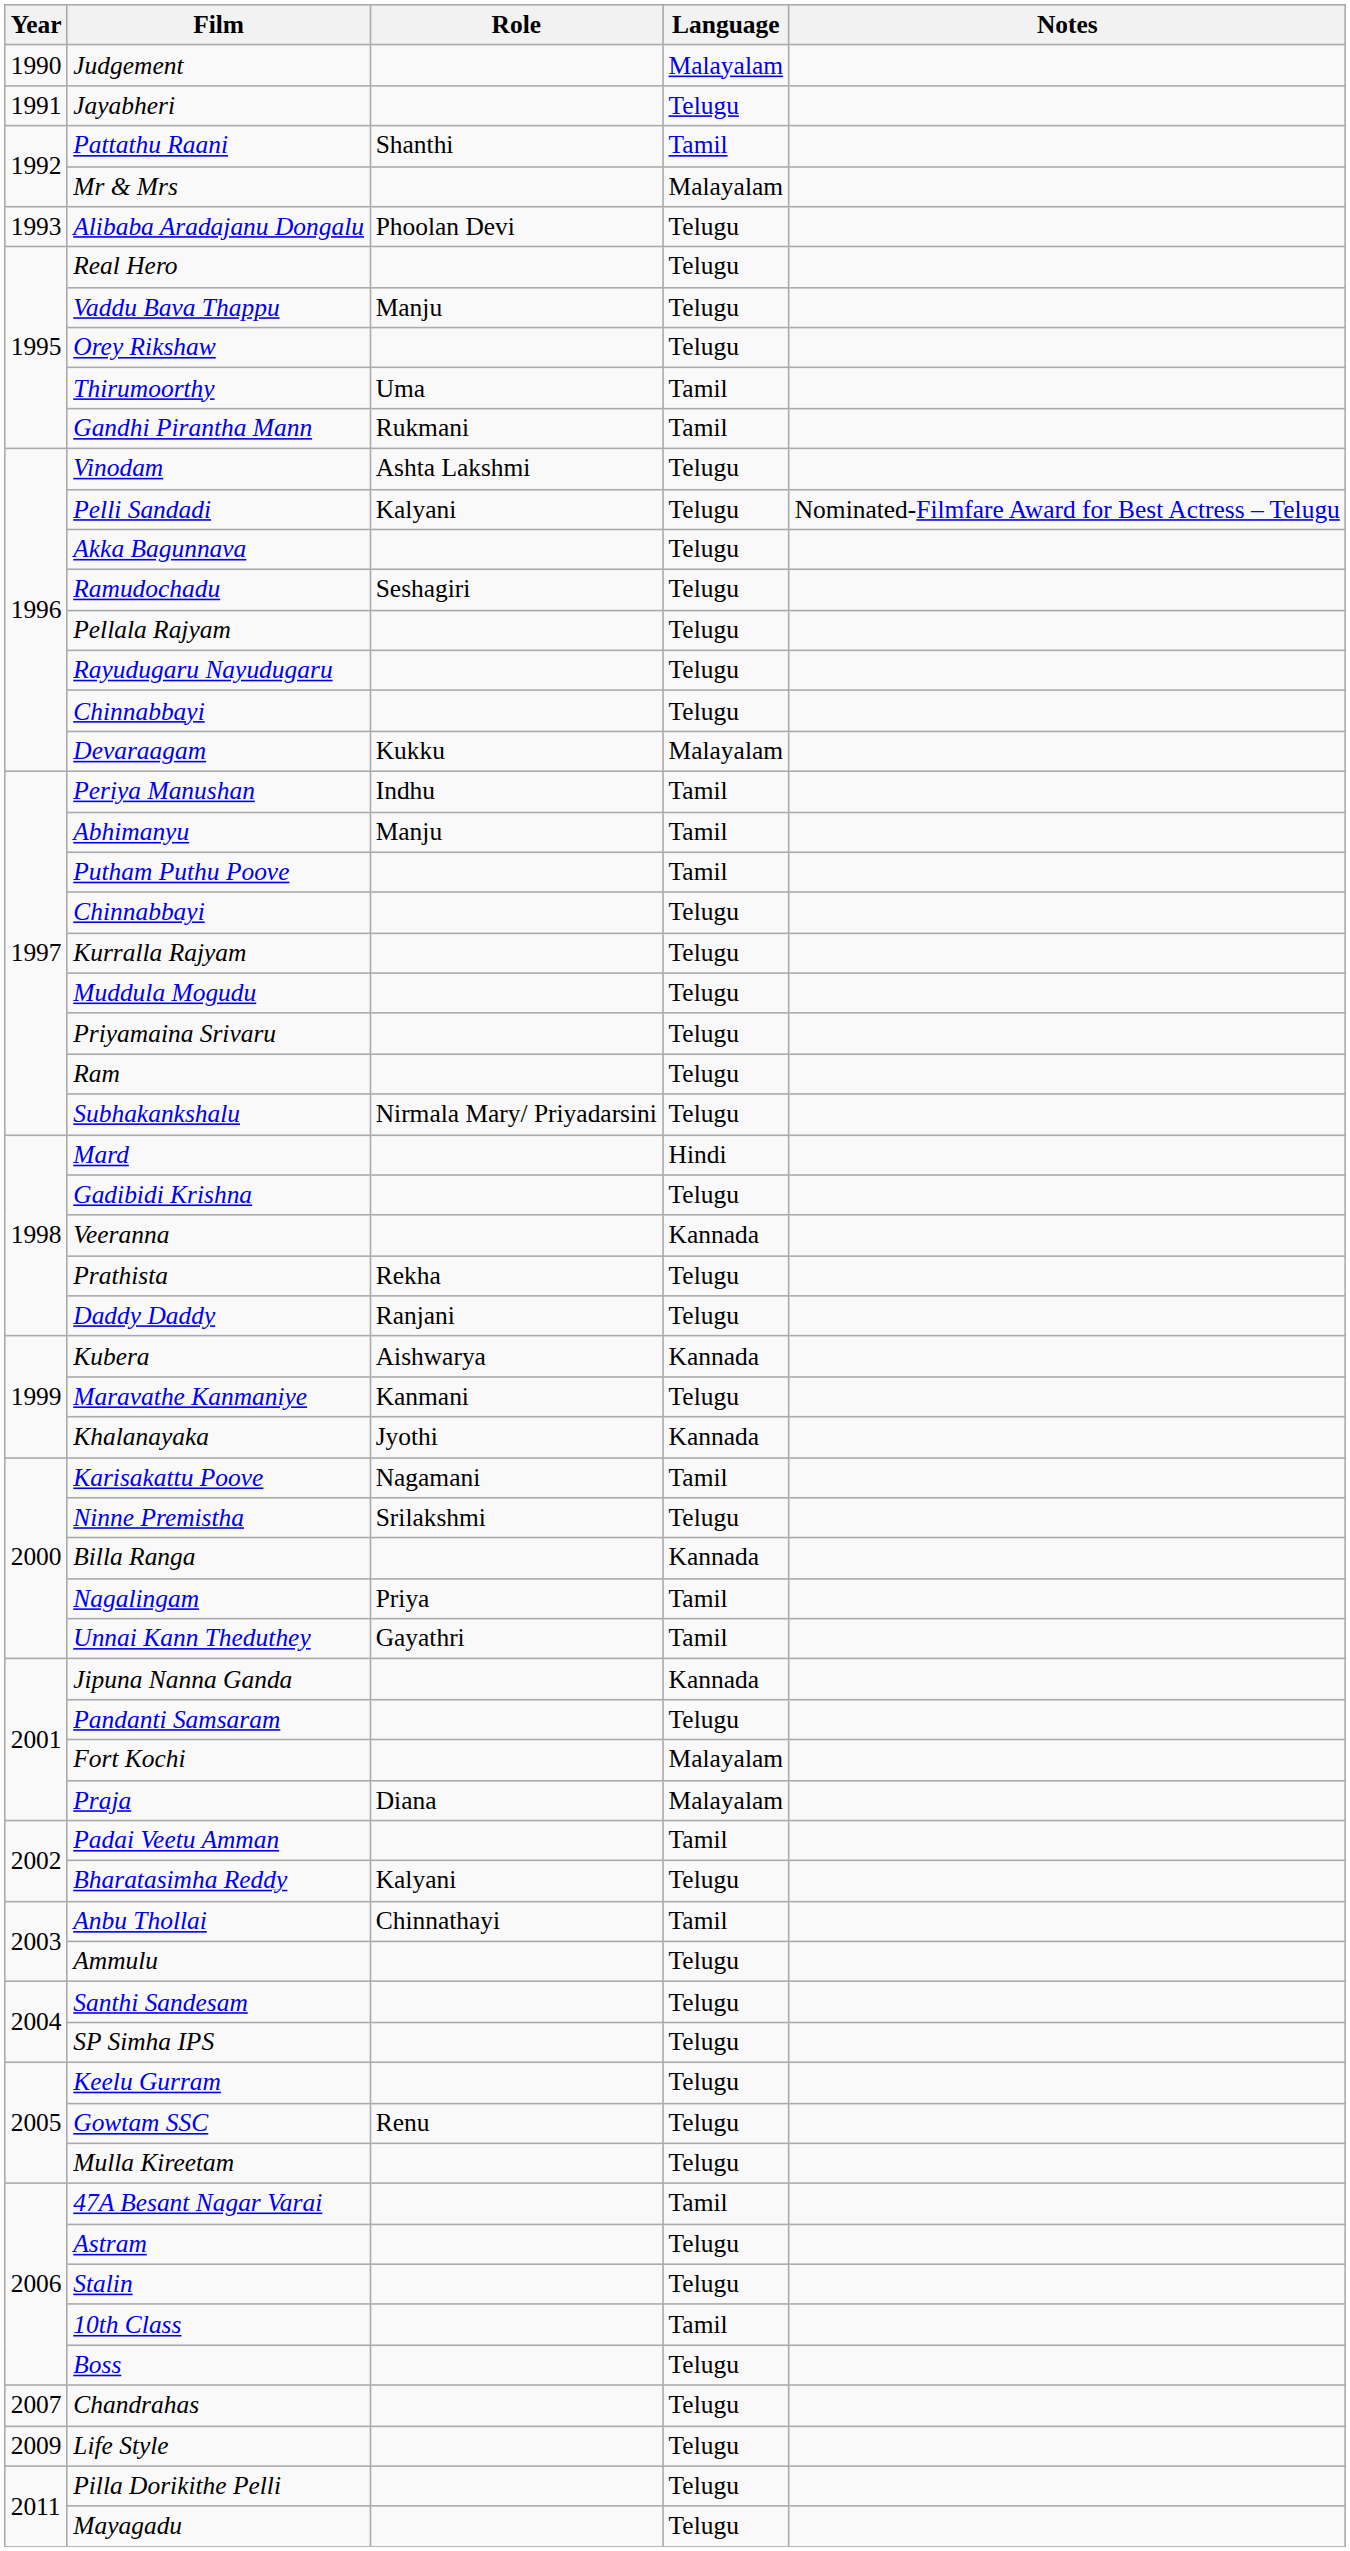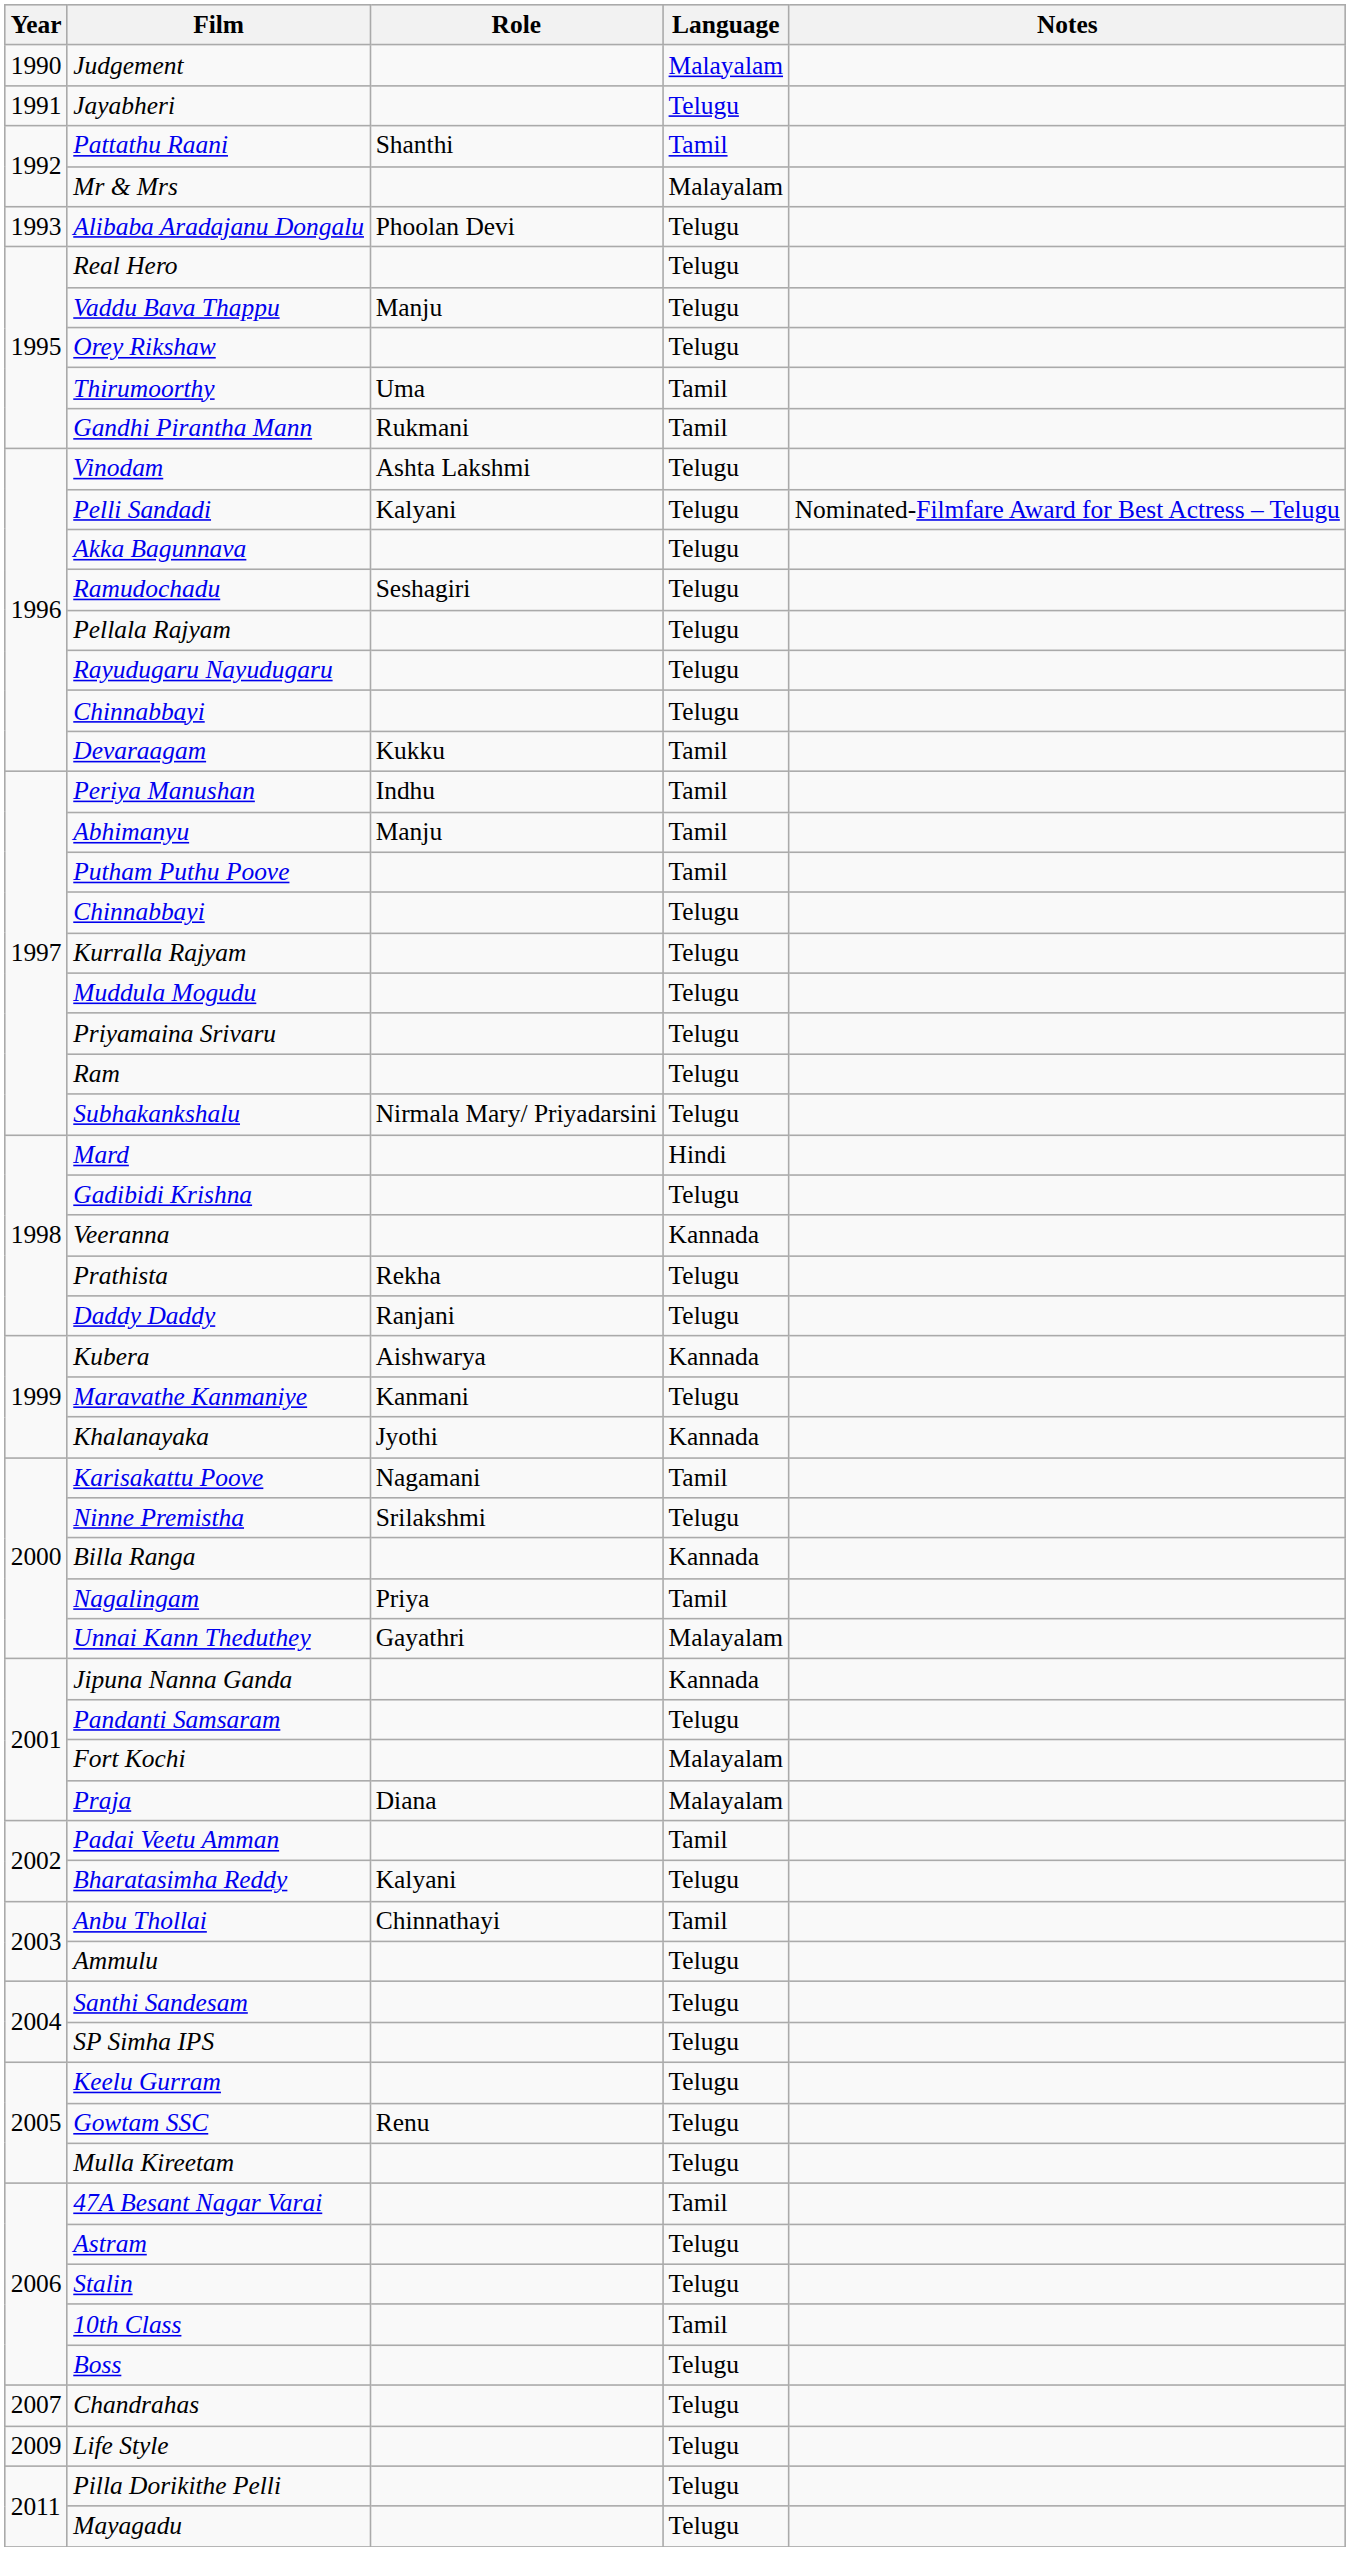(726, 750) Malayalam -> (698, 750) Tamil
(698, 1638) Tamil -> (726, 1638) Malayalam
